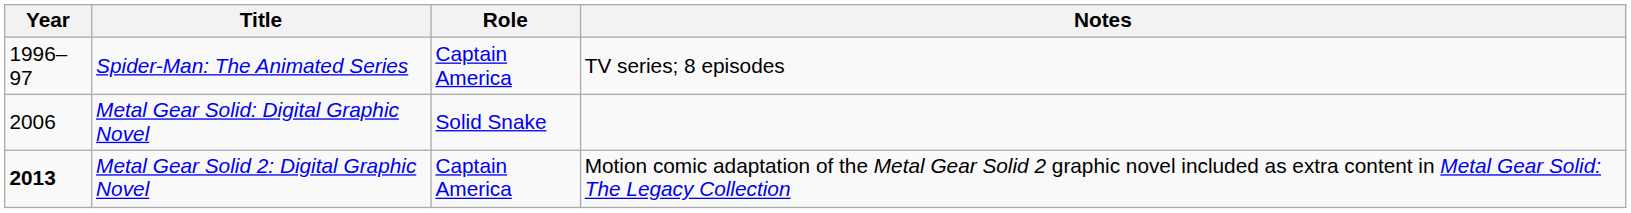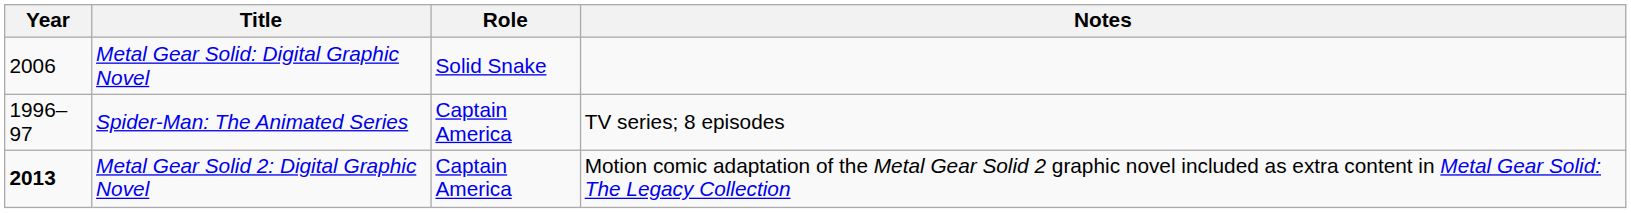rows swapped: (252, 65) <-> (248, 122)
